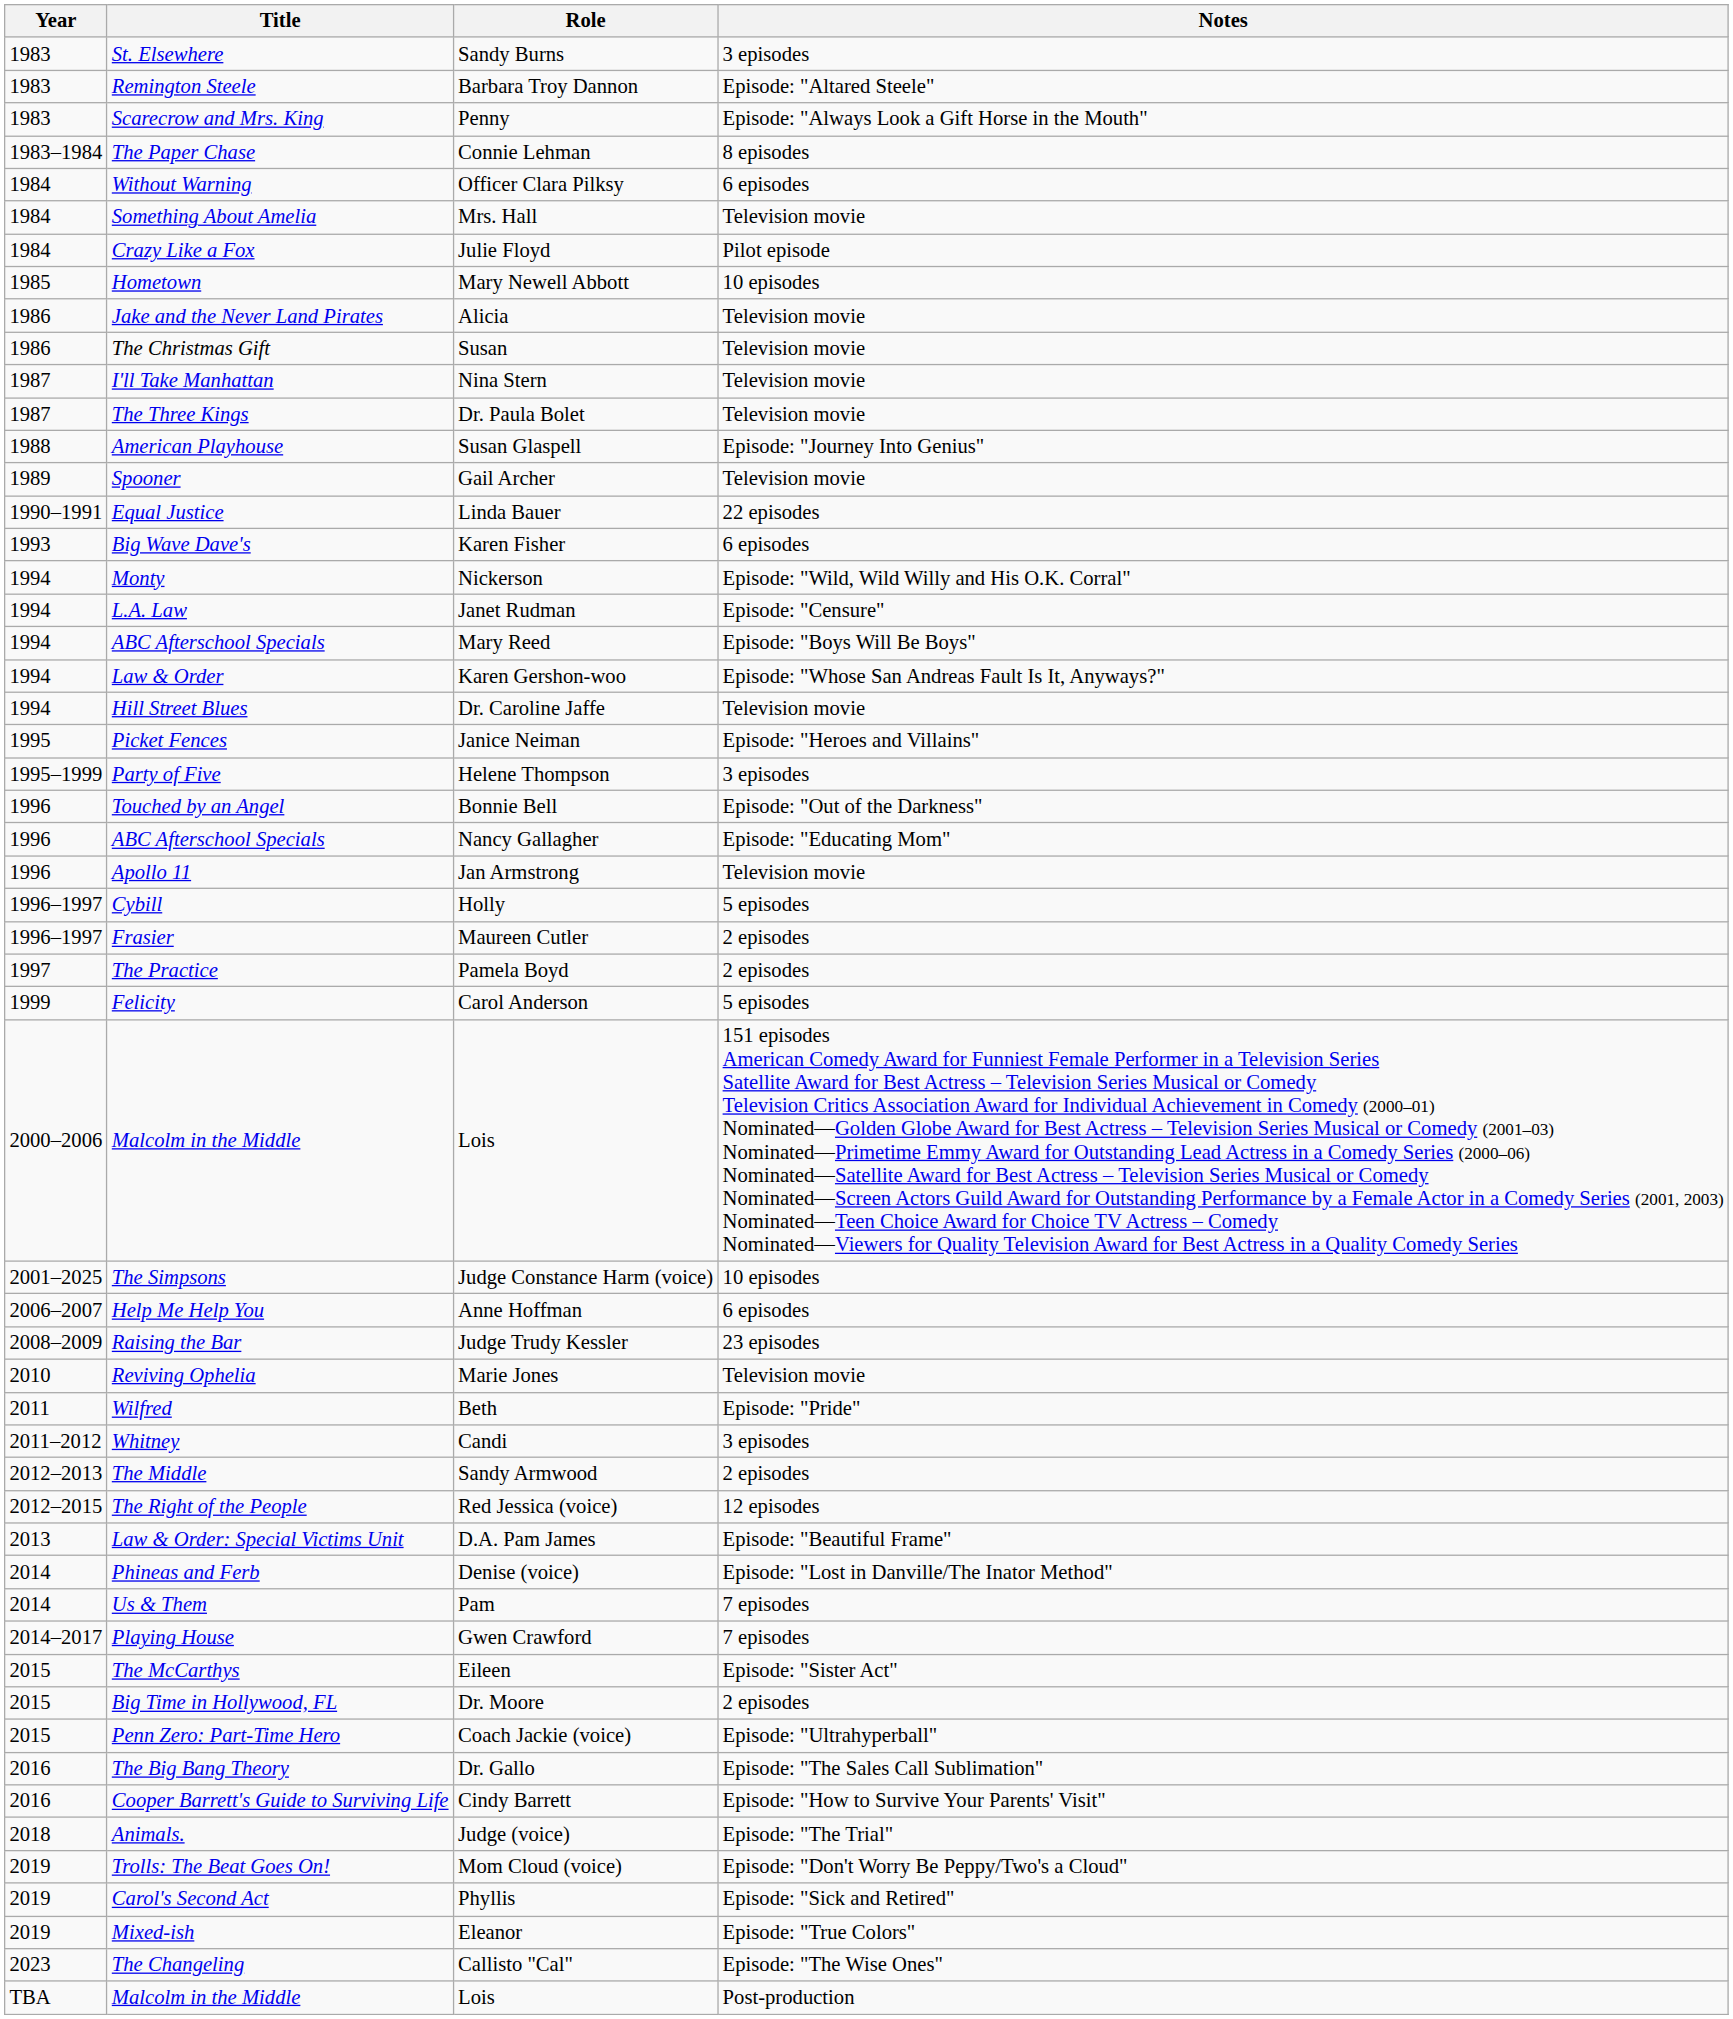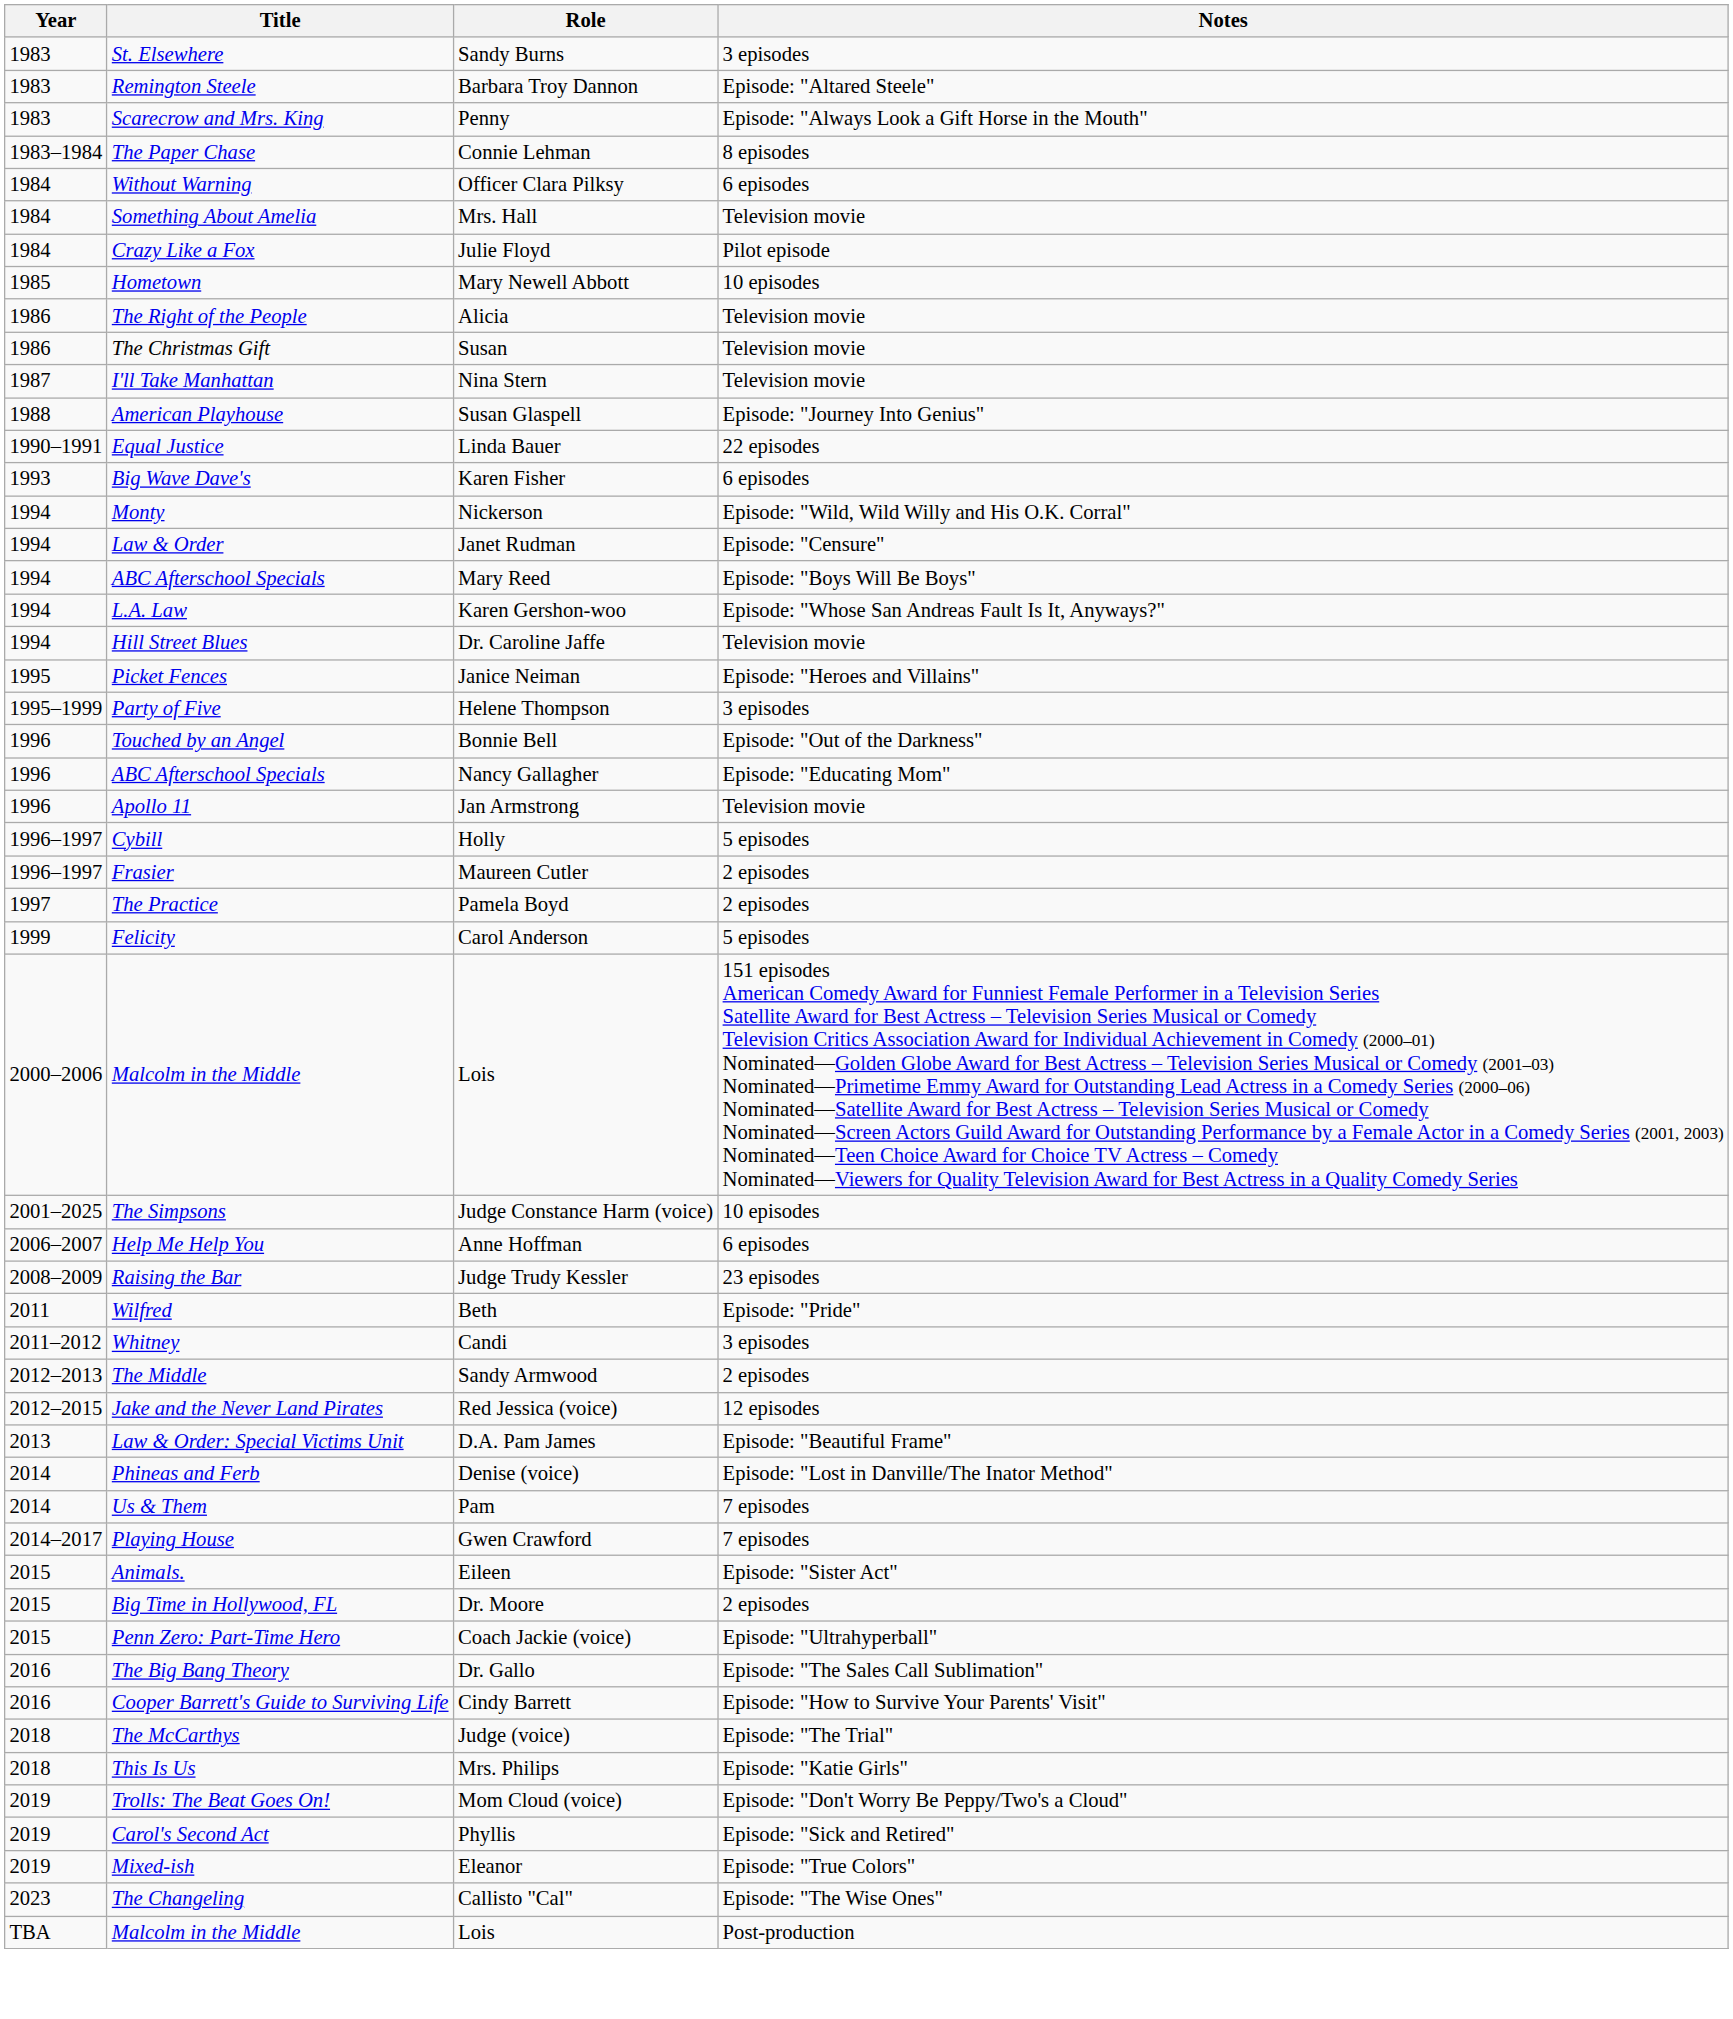(247, 315) Jake and the Never Land Pirates -> (209, 315) The Right of the People
- row: (521, 413)
- row: (506, 479)
(149, 610) L.A. Law -> (168, 544) Law & Order
(168, 675) Law & Order -> (149, 610) L.A. Law
- row: (508, 1375)
(209, 1506) The Right of the People -> (247, 1408) Jake and the Never Land Pirates
(176, 1670) The McCarthys -> (148, 1571) Animals.
(148, 1833) Animals. -> (176, 1735) The McCarthys
+ row: (509, 1768)
